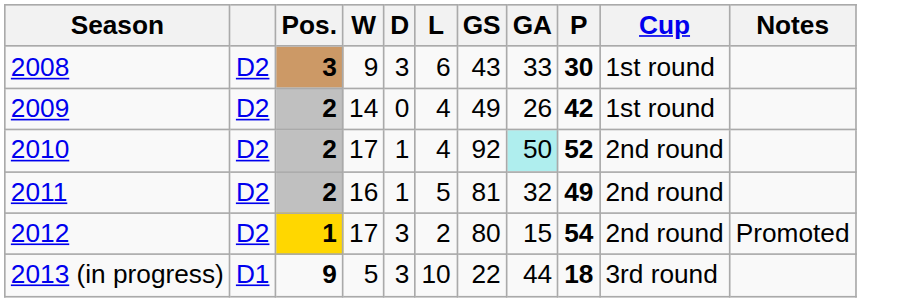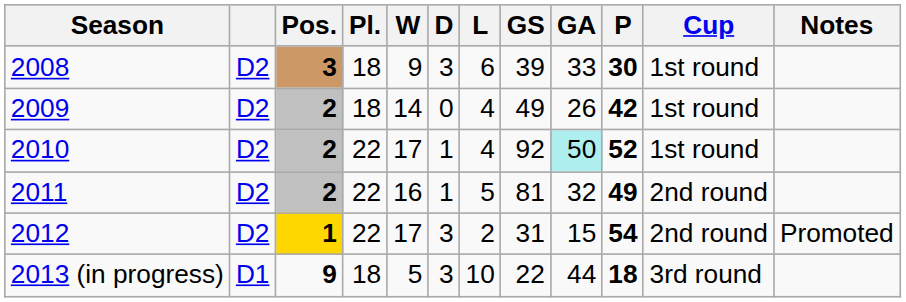+ column: (365, 25)
(486, 66) 43 -> (530, 66) 39
(665, 150) 2nd round -> (704, 150) 1st round
(486, 233) 80 -> (530, 233) 31
